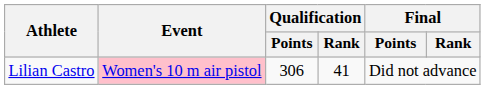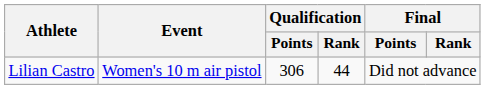(182, 71) pink background -> (182, 71) no background
(342, 71) 41 -> (342, 71) 44
